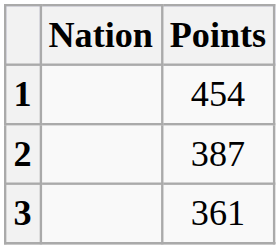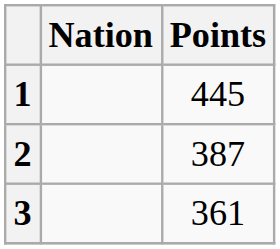(218, 94) 454 -> (218, 94) 445
